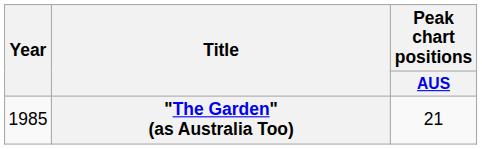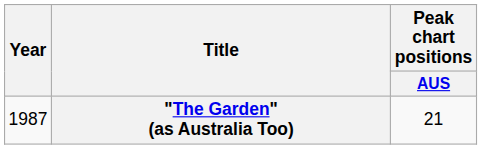(28, 119) 1985 -> (28, 119) 1987
